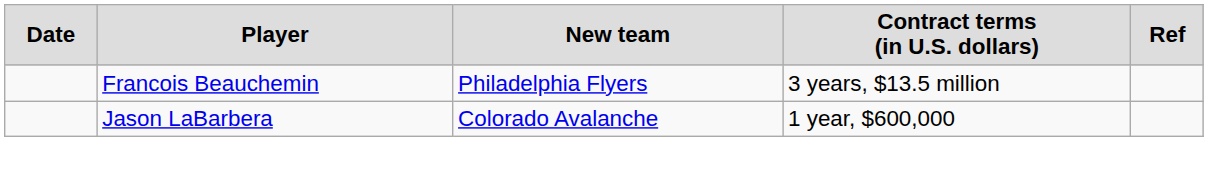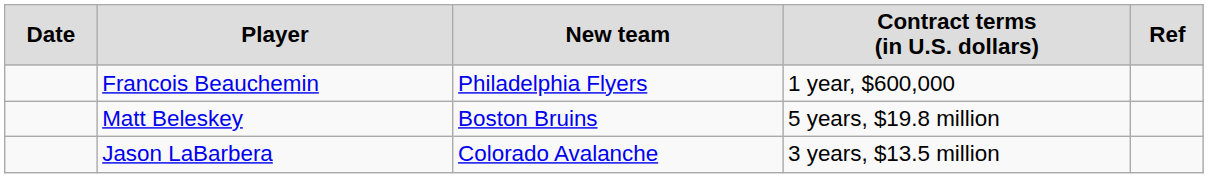(894, 82) 3 years, $13.5 million -> (871, 82) 1 year, $600,000
+ row: (173, 118)
(871, 118) 1 year, $600,000 -> (894, 154) 3 years, $13.5 million
